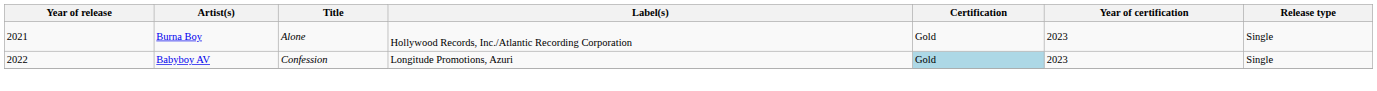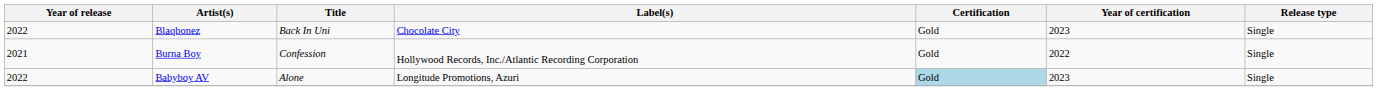+ row: (178, 30)
(293, 36) Alone -> (303, 54) Confession
(1057, 36) 2023 -> (1059, 54) 2022
(304, 60) Confession -> (291, 77) Alone
